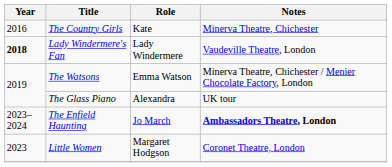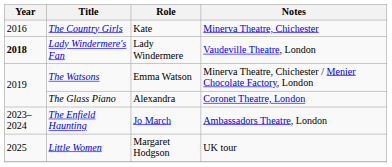(219, 99) UK tour -> (254, 99) Coronet Theatre, London
(269, 120) bold -> (265, 120) normal
(17, 148) 2023 -> (17, 148) 2025
(254, 148) Coronet Theatre, London -> (220, 148) UK tour
